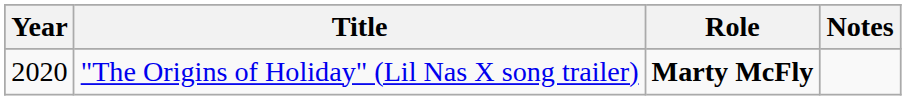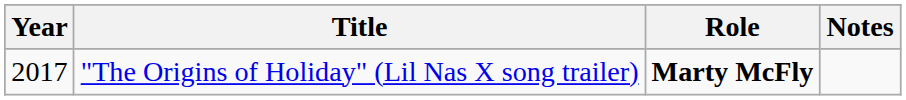(40, 71) 2020 -> (40, 71) 2017
